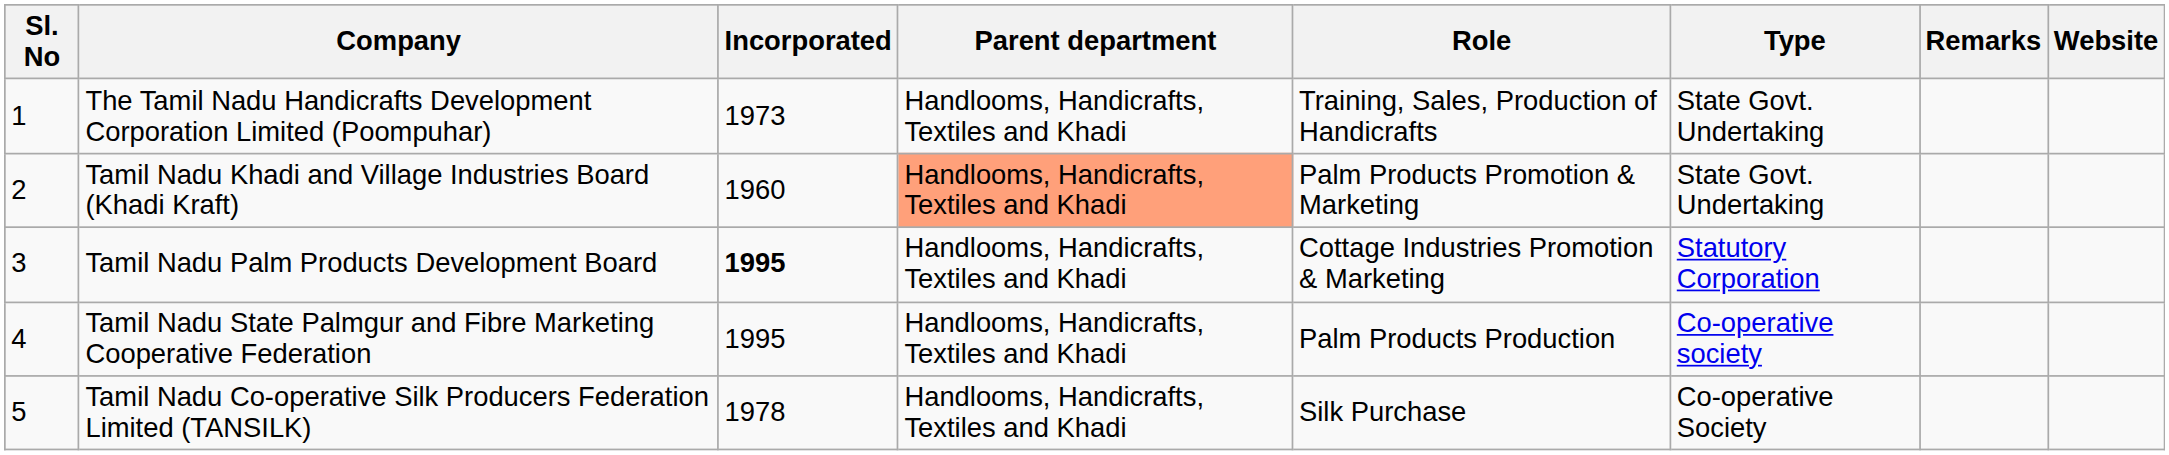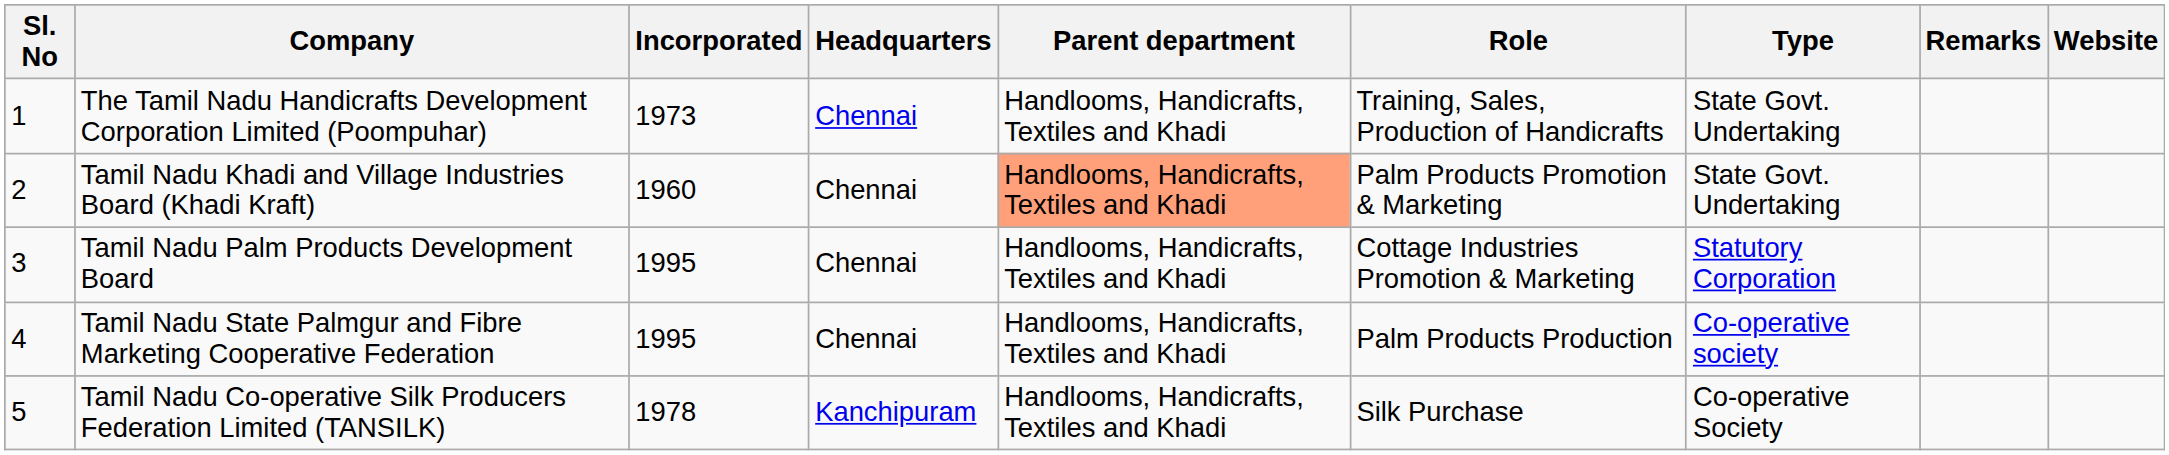+ column: (903, 41)
(755, 264) bold -> (666, 264) normal
